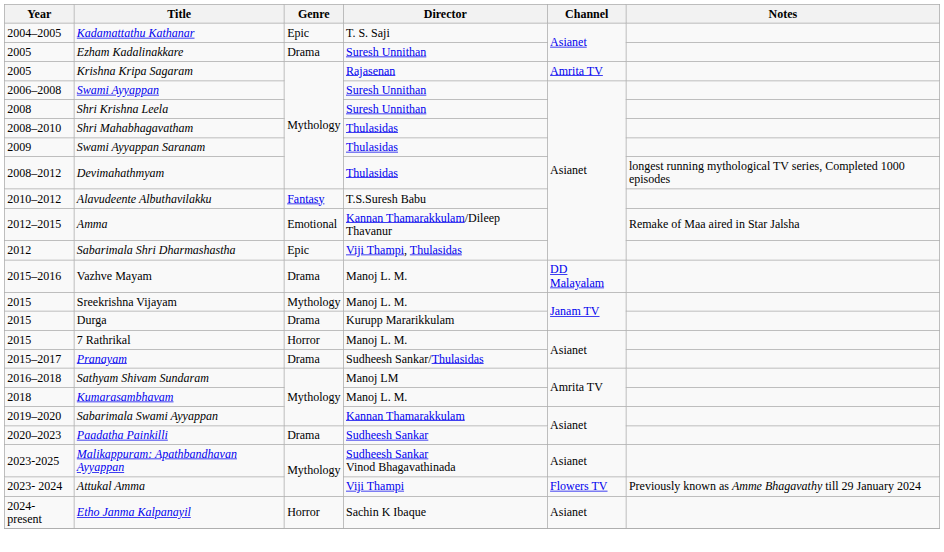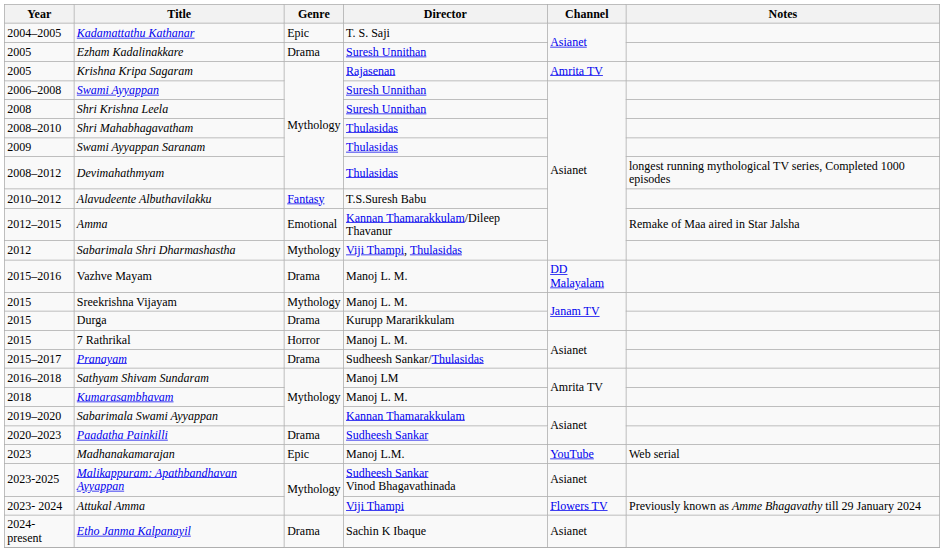(298, 250) Epic -> (314, 250) Mythology
+ row: (126, 454)
(303, 512) Horror -> (303, 531) Drama
